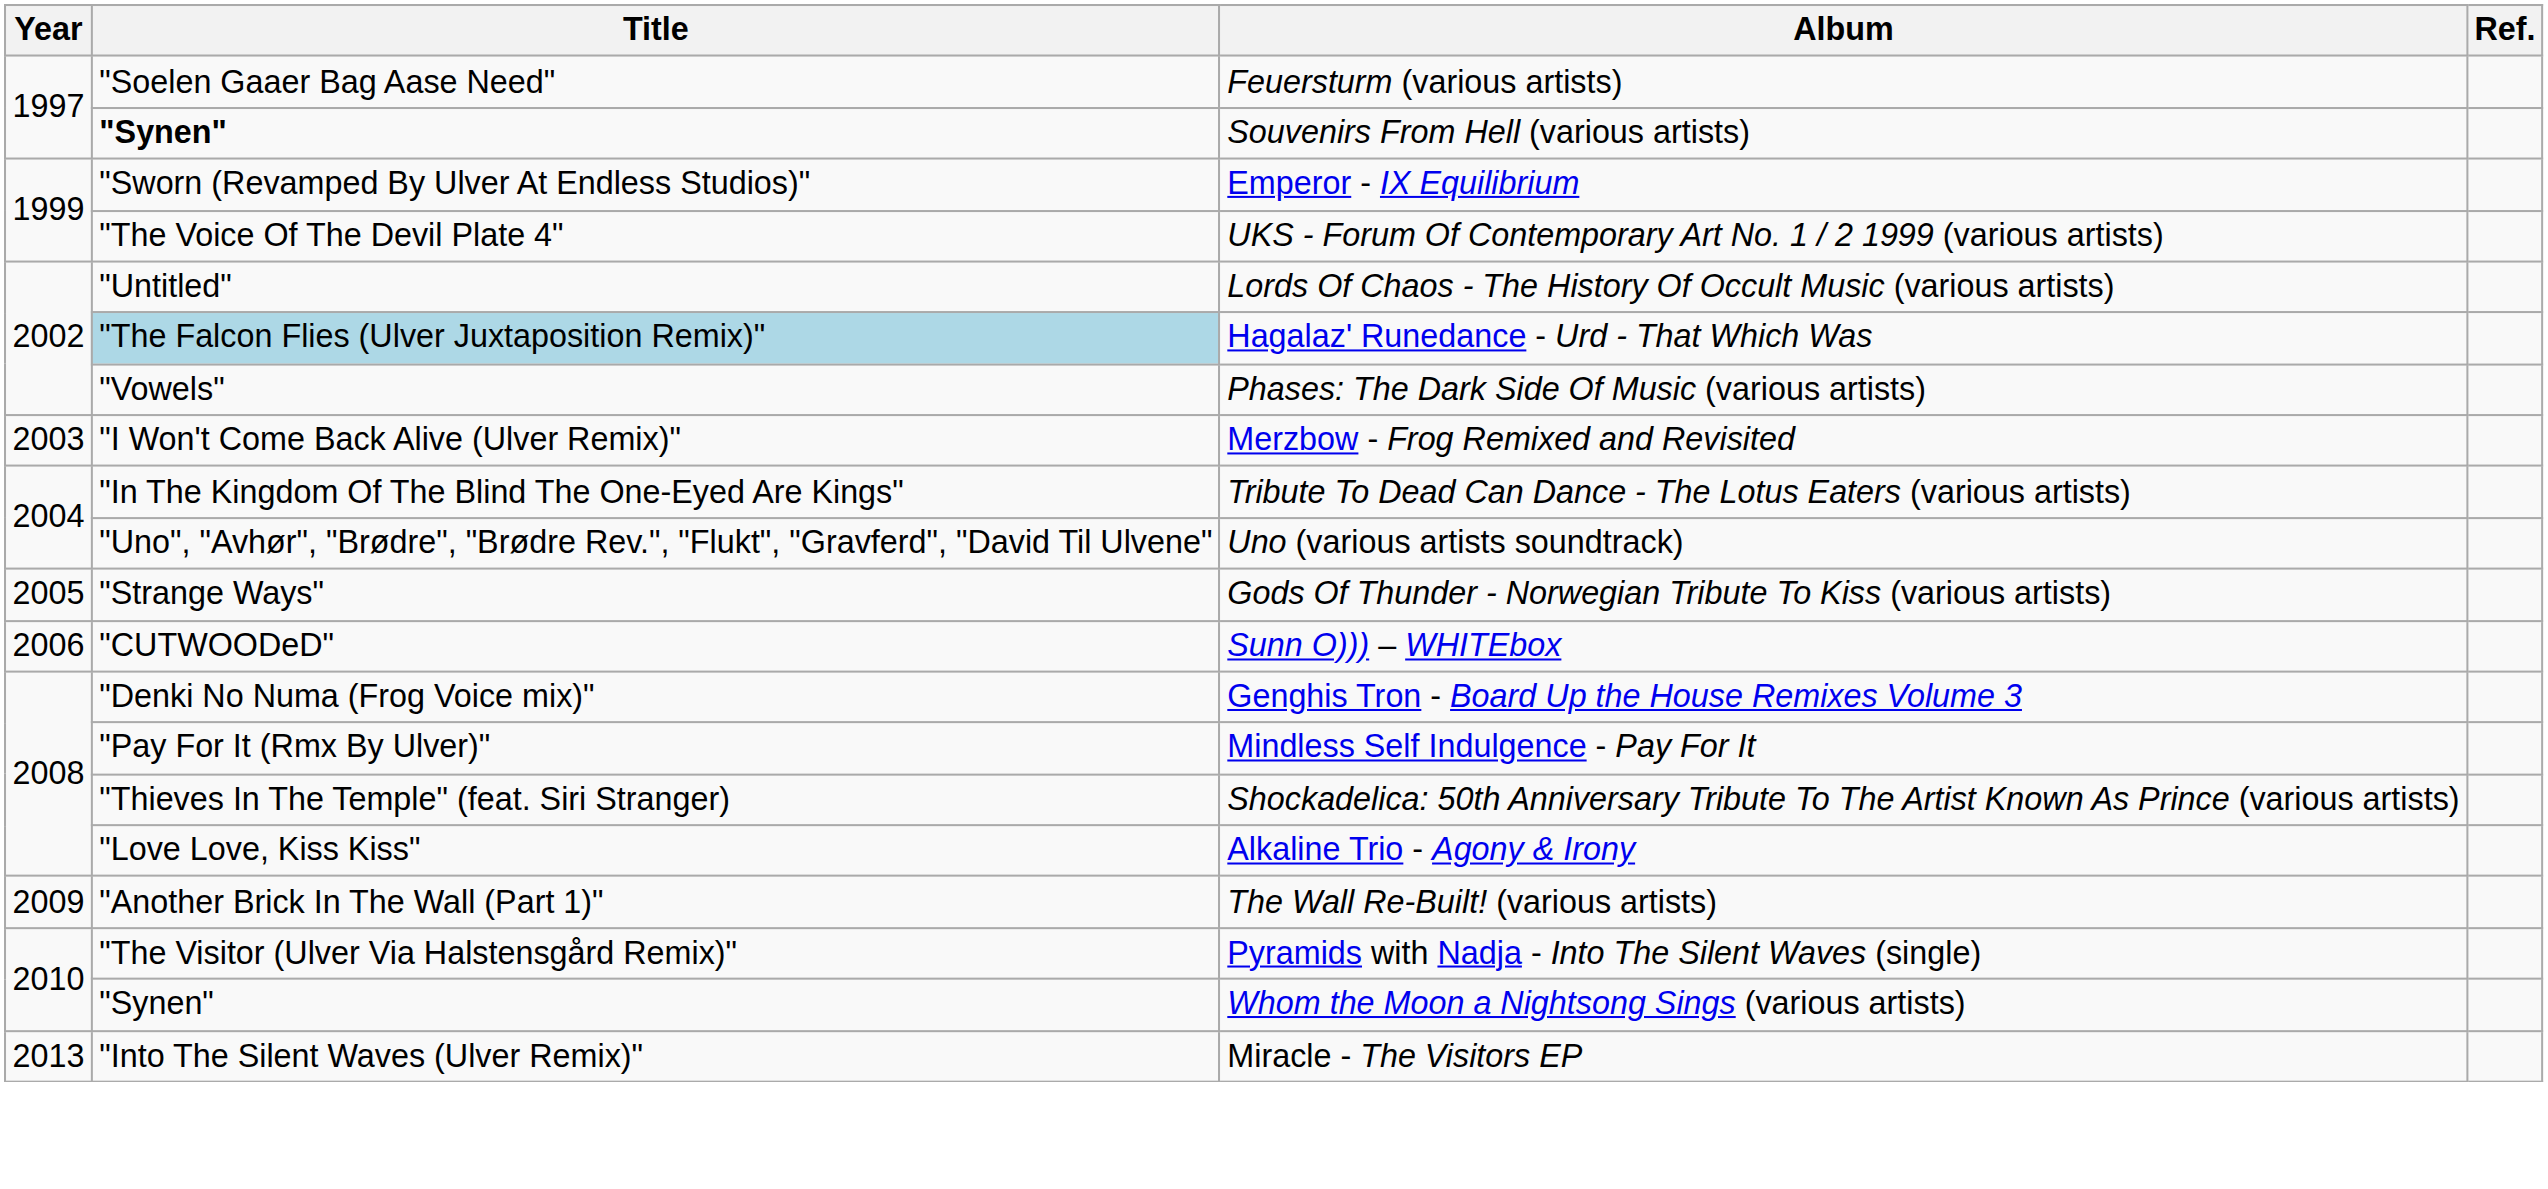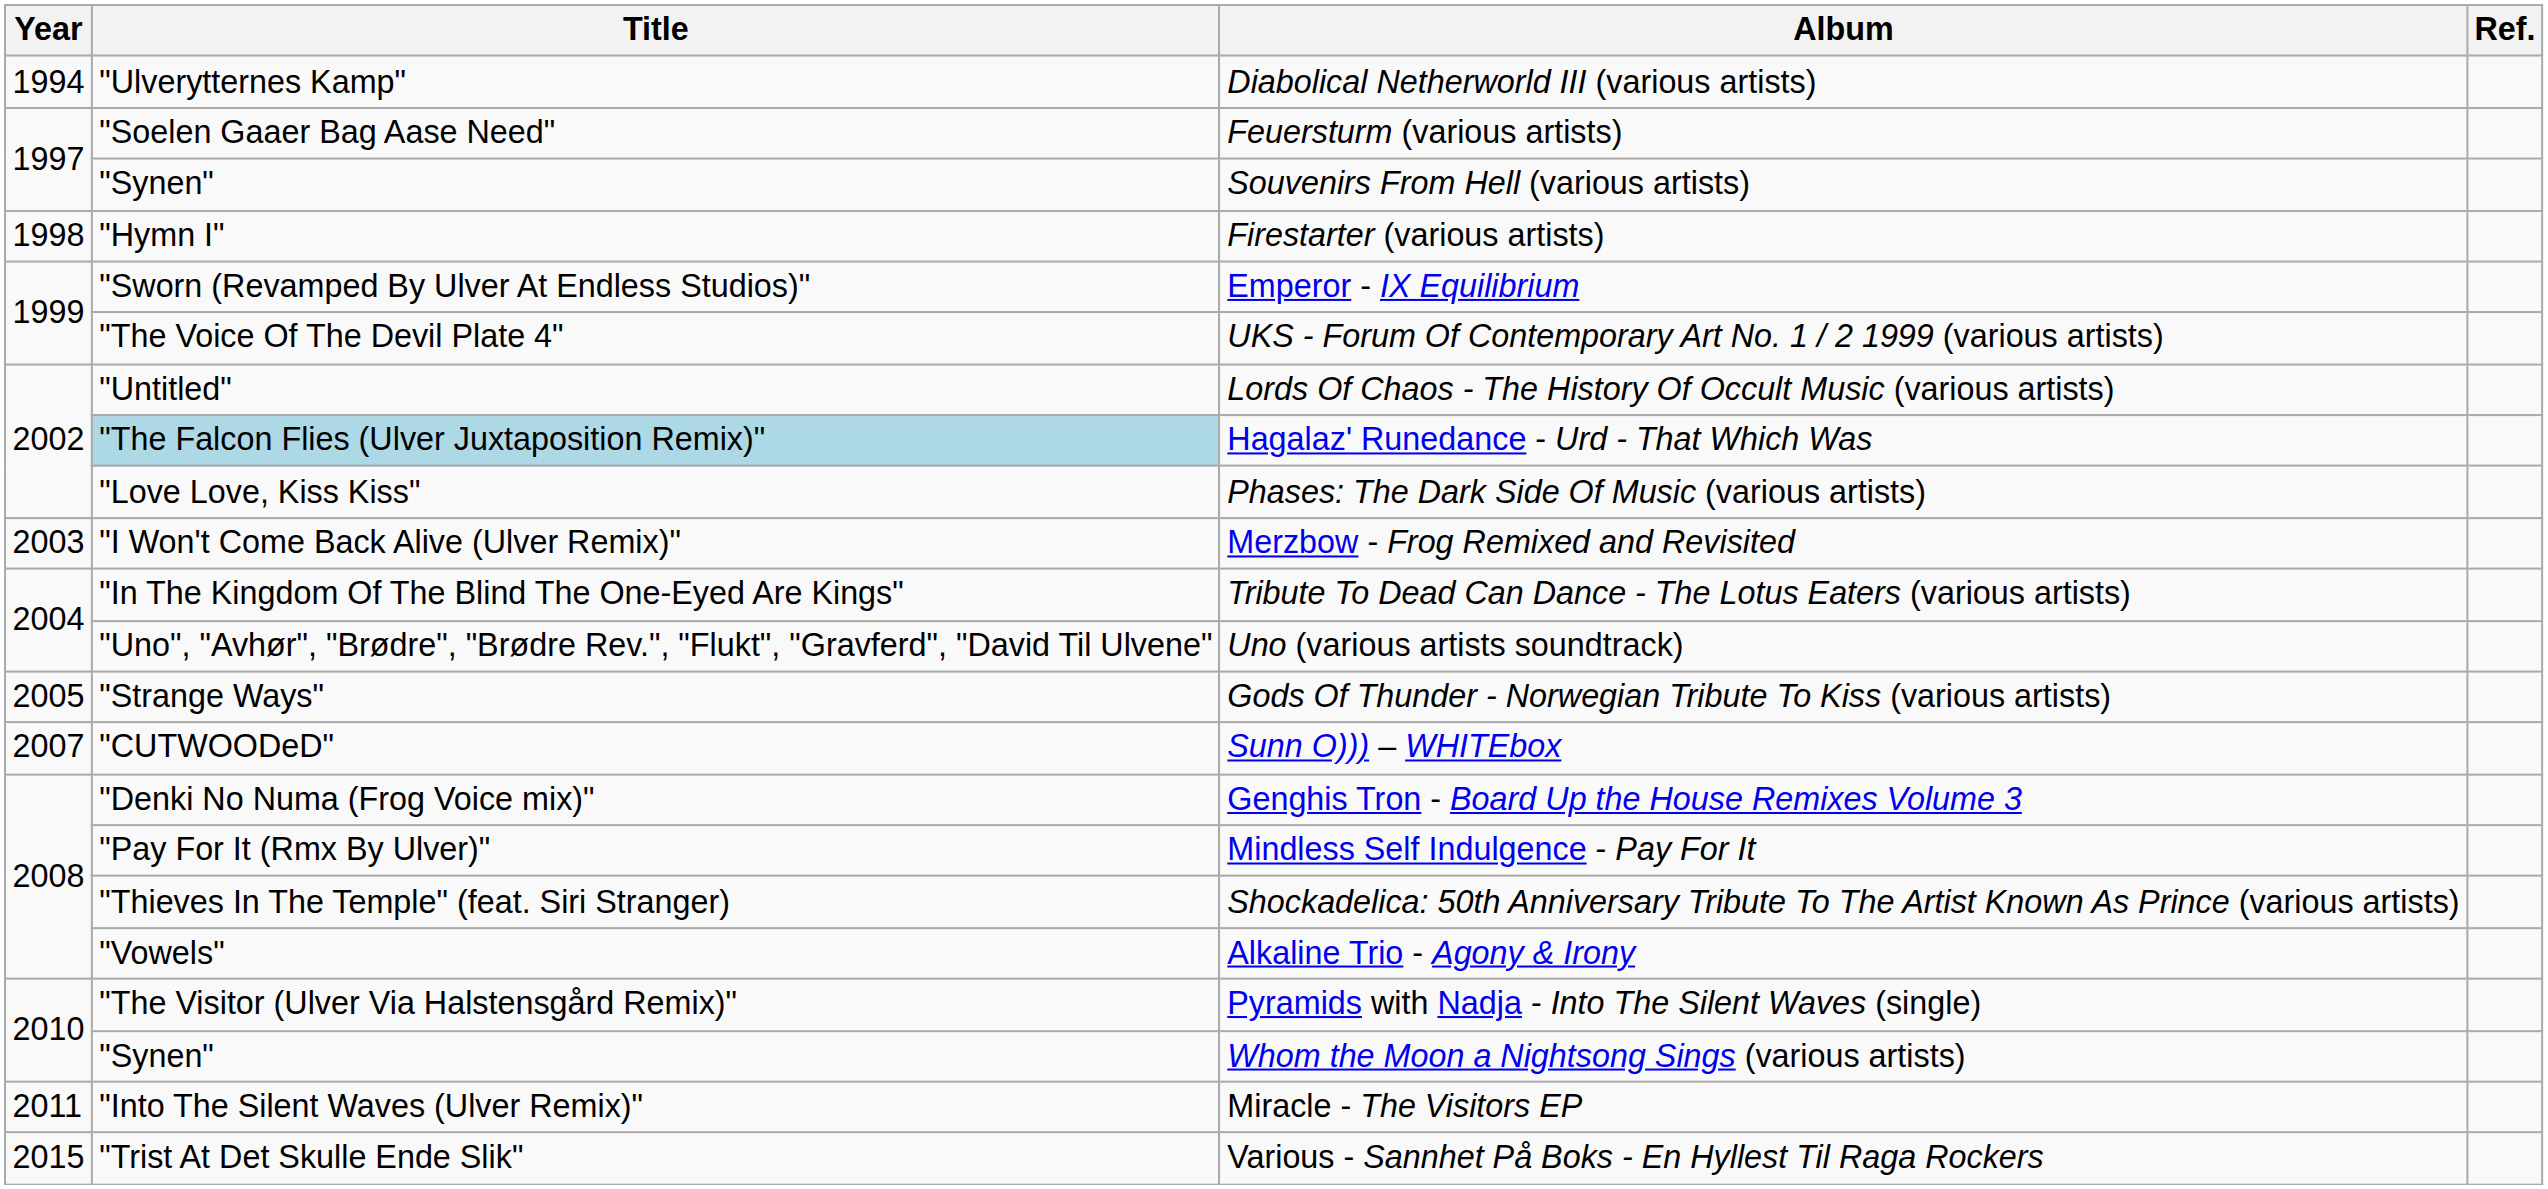+ row: (1522, 81)
(163, 132) bold -> (157, 183) normal
+ row: (1416, 235)
(162, 388) "Vowels" -> (260, 491) "Love Love, Kiss Kiss"
(48, 645) 2006 -> (48, 747) 2007
(260, 850) "Love Love, Kiss Kiss" -> (162, 952) "Vowels"
- row: (1472, 901)
(48, 1055) 2013 -> (47, 1106) 2011
+ row: (1636, 1157)
